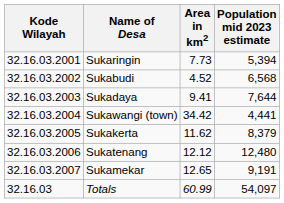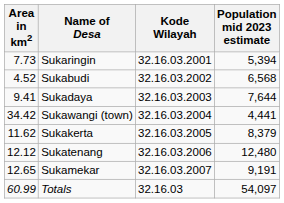columns swapped: (44, 28) <-> (197, 28)
